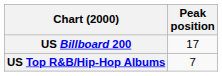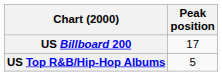(193, 62) 7 -> (193, 62) 5
